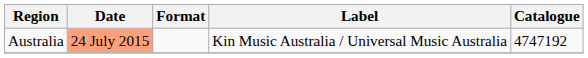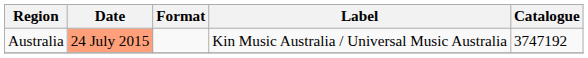(540, 40) 4747192 -> (540, 40) 3747192
